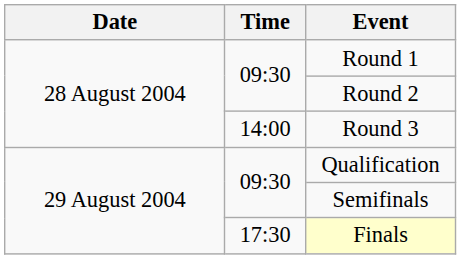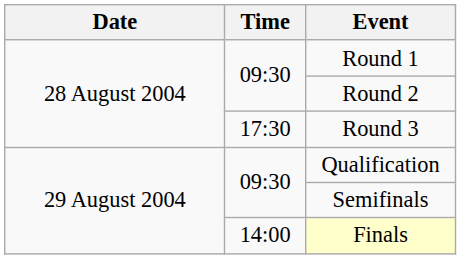(265, 128) 14:00 -> (265, 128) 17:30
(265, 235) 17:30 -> (265, 235) 14:00
